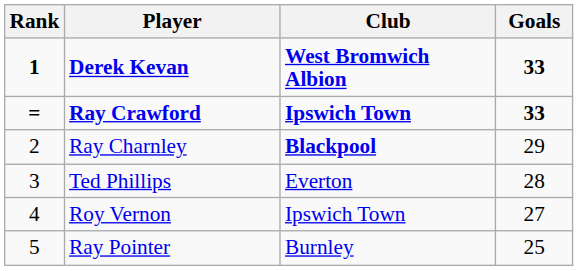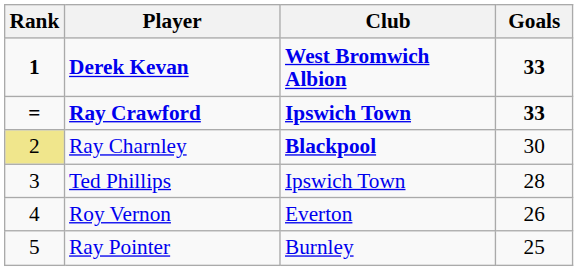(34, 146) no background -> (34, 146) khaki background
(534, 146) 29 -> (534, 146) 30
(319, 180) Everton -> (345, 180) Ipswich Town
(345, 214) Ipswich Town -> (319, 214) Everton
(534, 214) 27 -> (534, 214) 26
